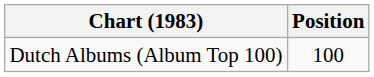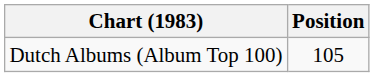(328, 54) 100 -> (328, 54) 105
